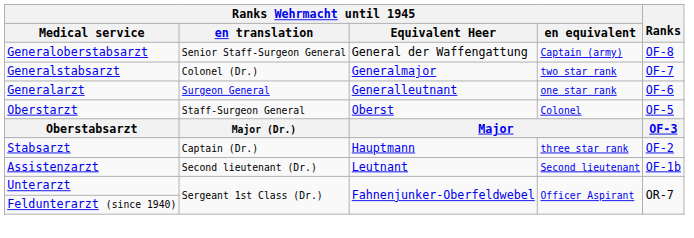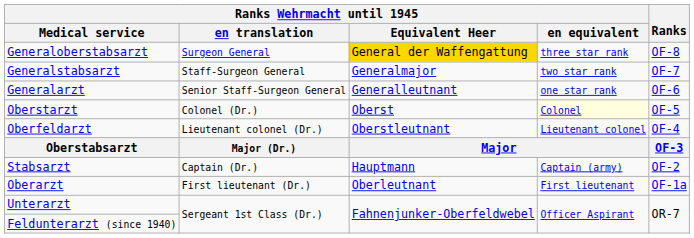(264, 53) Senior Staff-Surgeon General -> (226, 53) Surgeon General
(440, 52) no background -> (440, 52) gold background
(581, 53) Captain (army) -> (584, 53) three star rank
(220, 72) Colonel (Dr.) -> (243, 72) Staff-Surgeon General
(226, 91) Surgeon General -> (264, 91) Senior Staff-Surgeon General
(243, 110) Staff-Surgeon General -> (220, 110) Colonel (Dr.)
(561, 110) no background -> (561, 110) lightyellow background
+ row: (49, 128)
(584, 148) three star rank -> (581, 167) Captain (army)
+ row: (35, 186)
- row: (53, 167)
